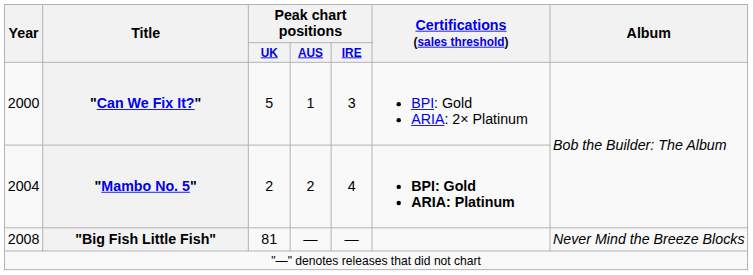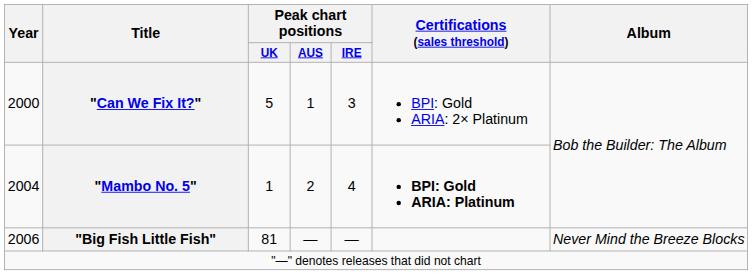(269, 186) 2 -> (269, 186) 1
(24, 239) 2008 -> (24, 239) 2006
